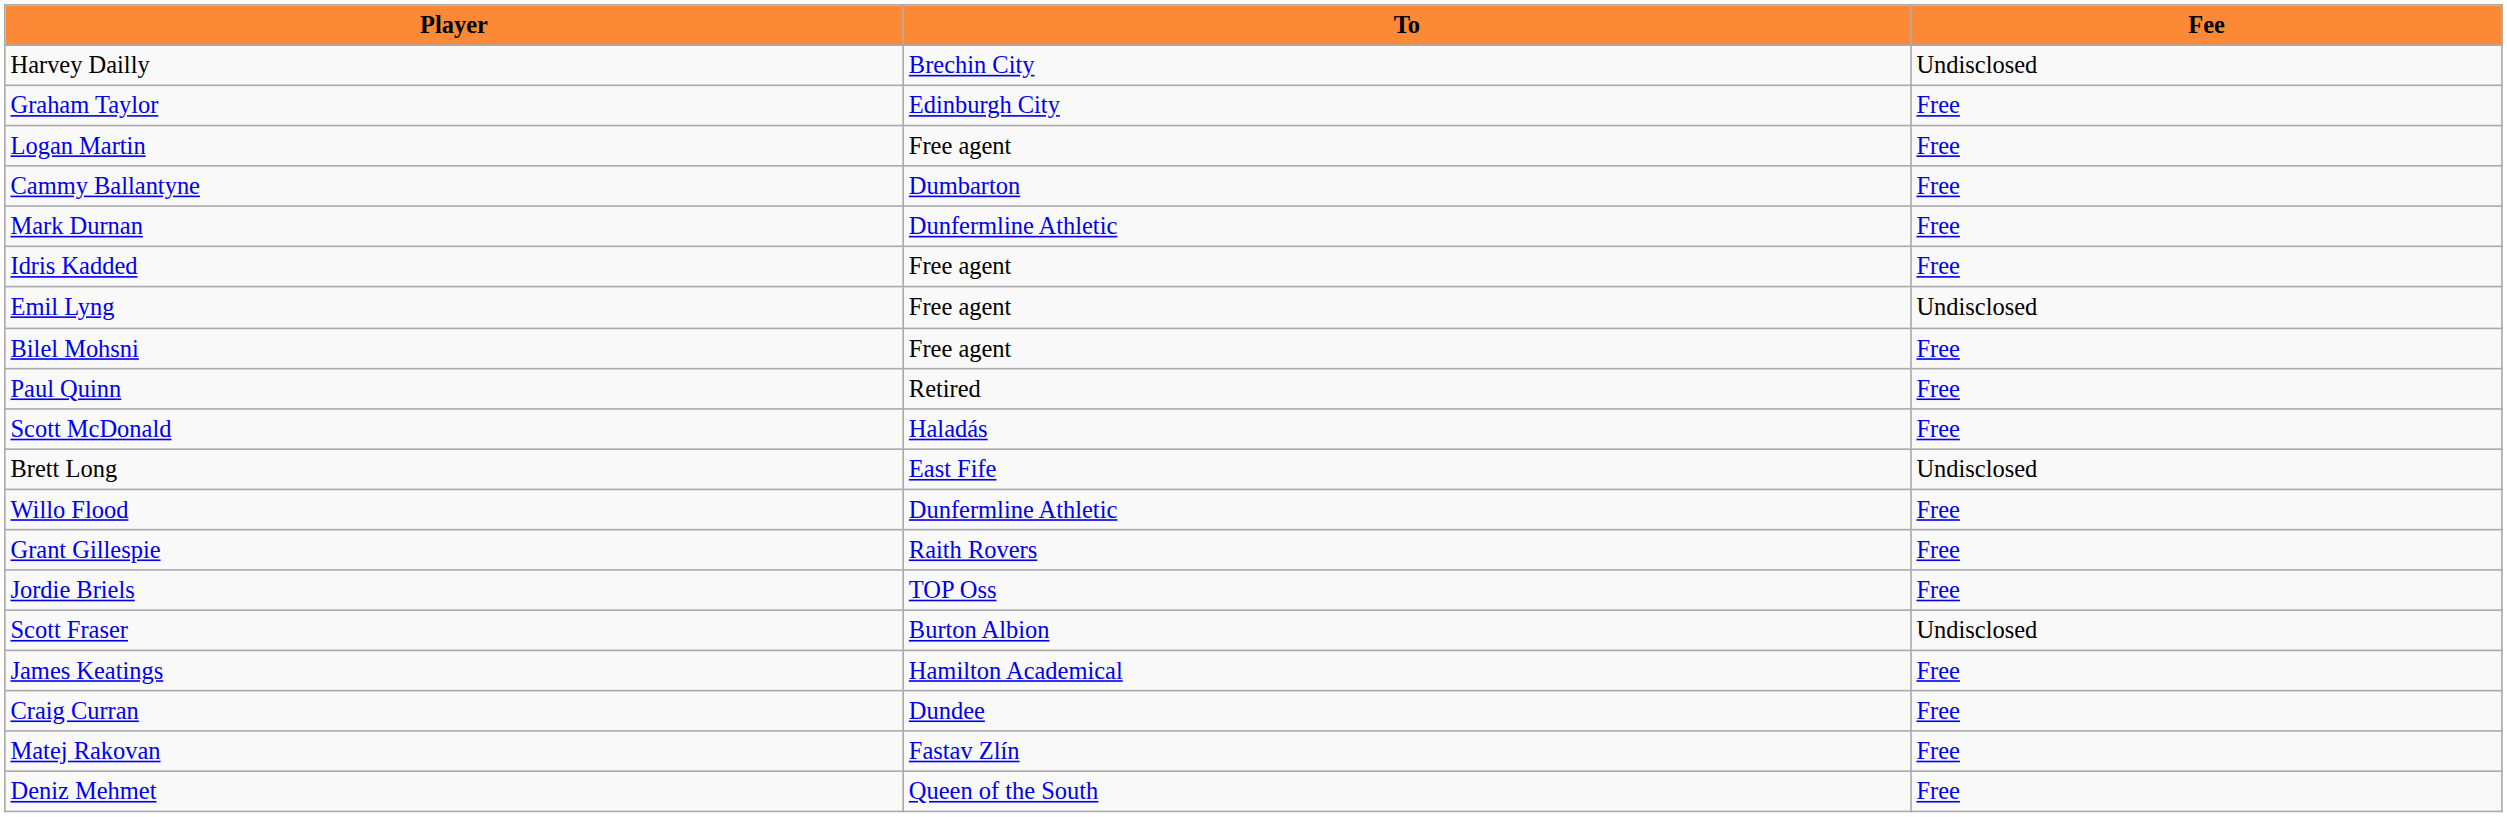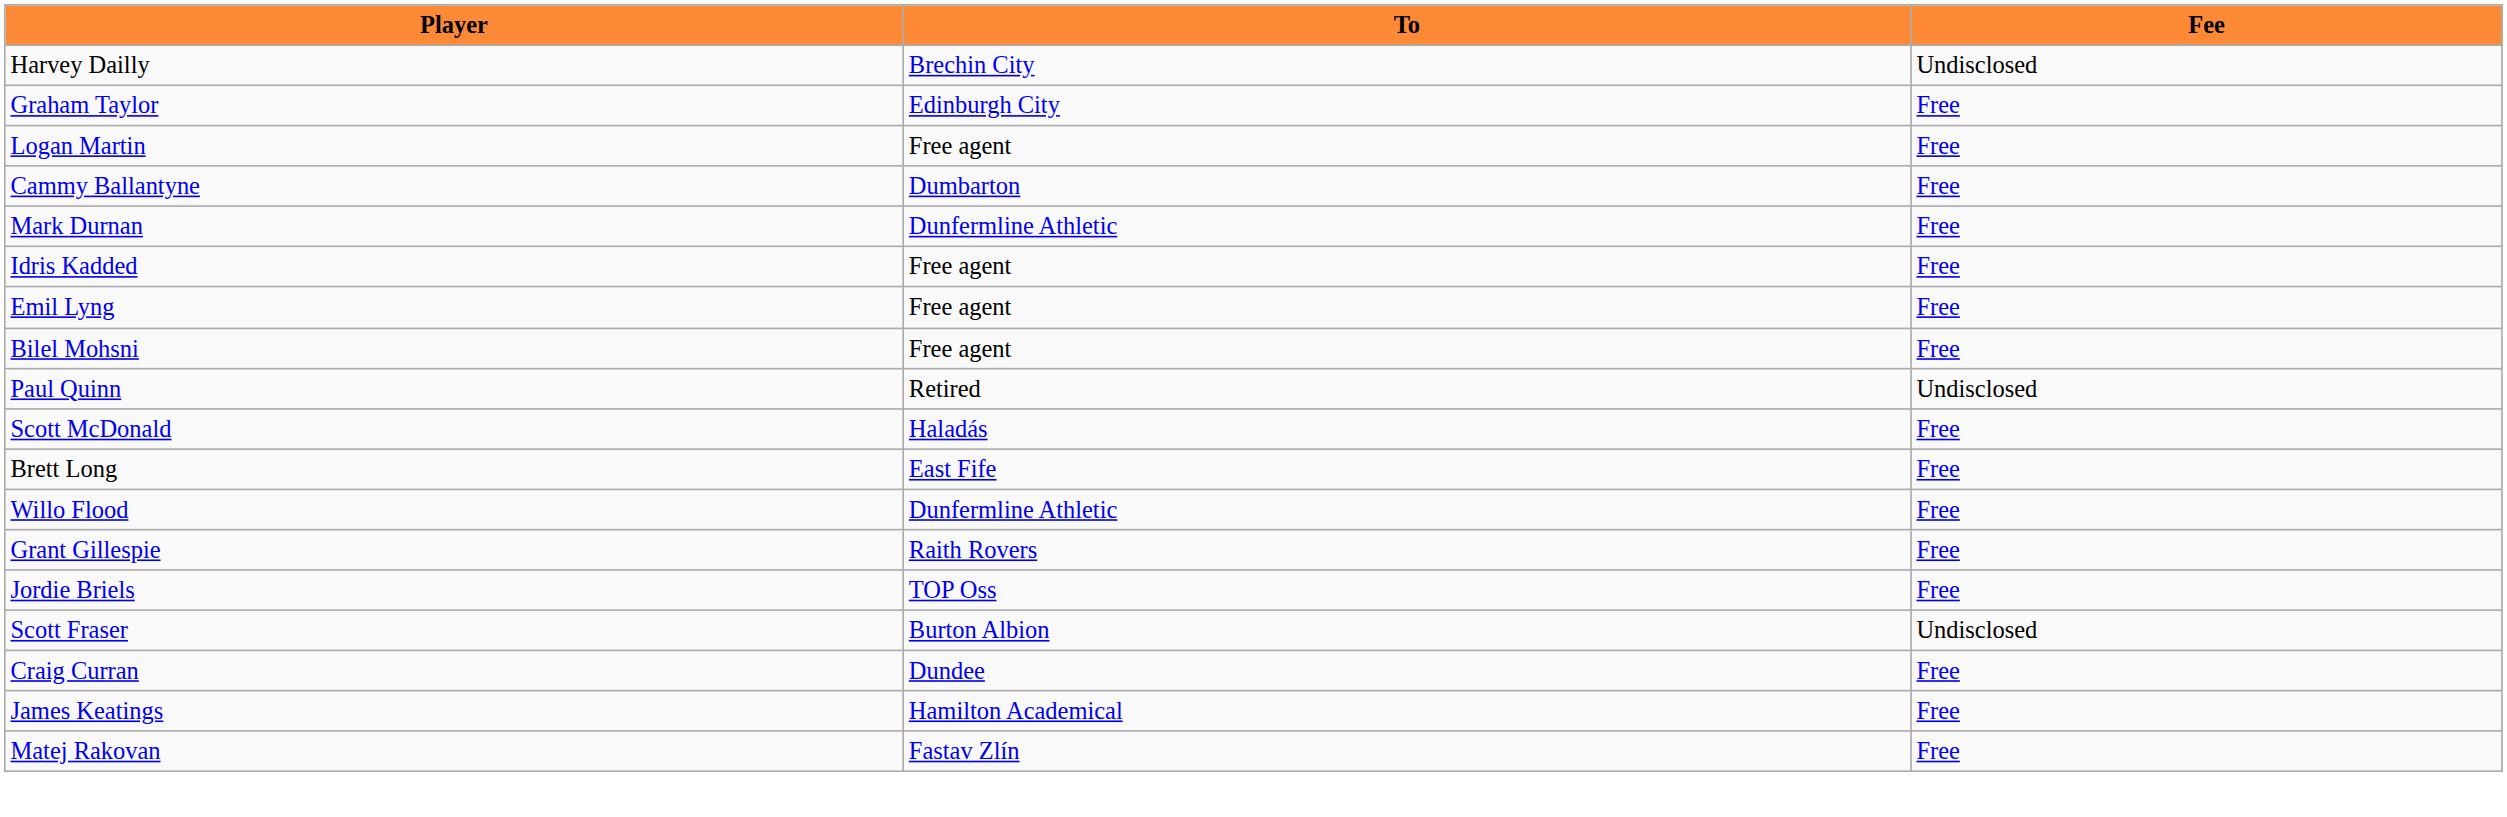(1977, 307) Undisclosed -> (1938, 307) Free
(1938, 388) Free -> (1977, 388) Undisclosed
(1977, 468) Undisclosed -> (1938, 468) Free
rows swapped: (87, 670) <-> (75, 710)
- row: (83, 791)
